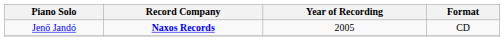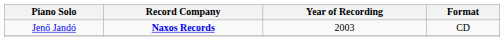(345, 28) 2005 -> (345, 28) 2003
